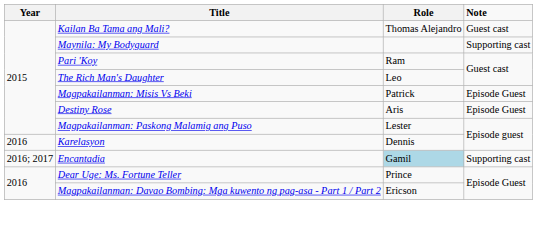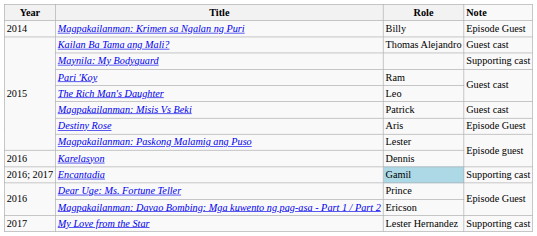+ row: (151, 28)
(496, 93) Episode Guest -> (487, 110) Guest cast
+ row: (104, 223)
